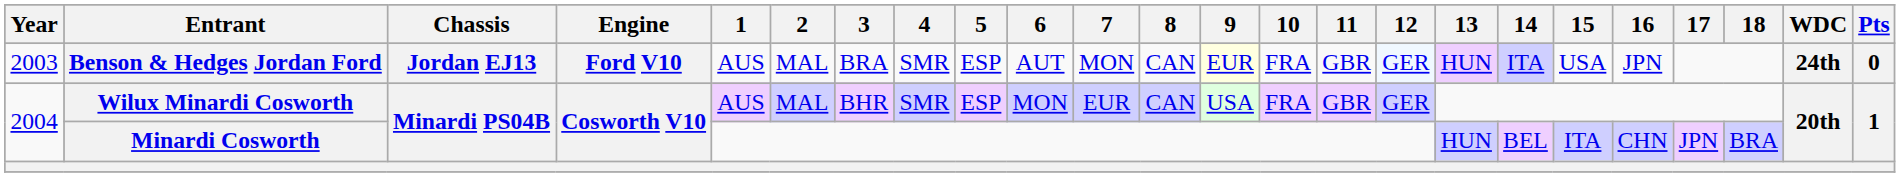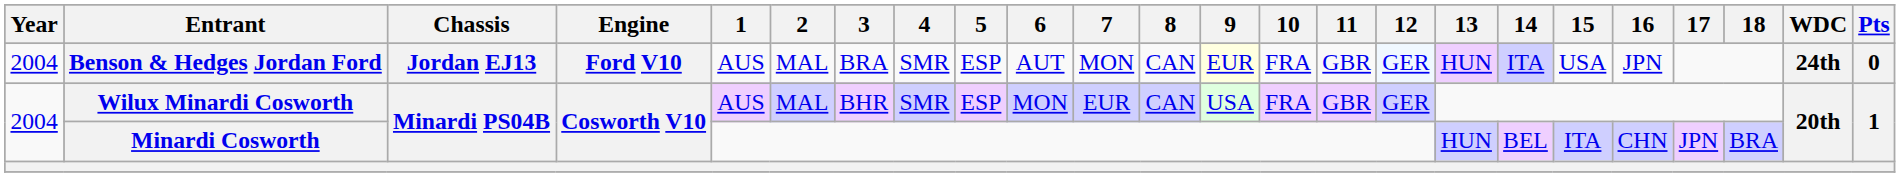(34, 62) 2003 -> (34, 62) 2004
